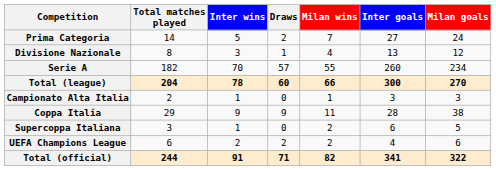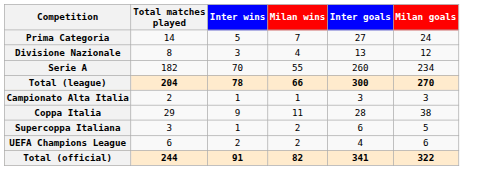- column: (284, 17)
